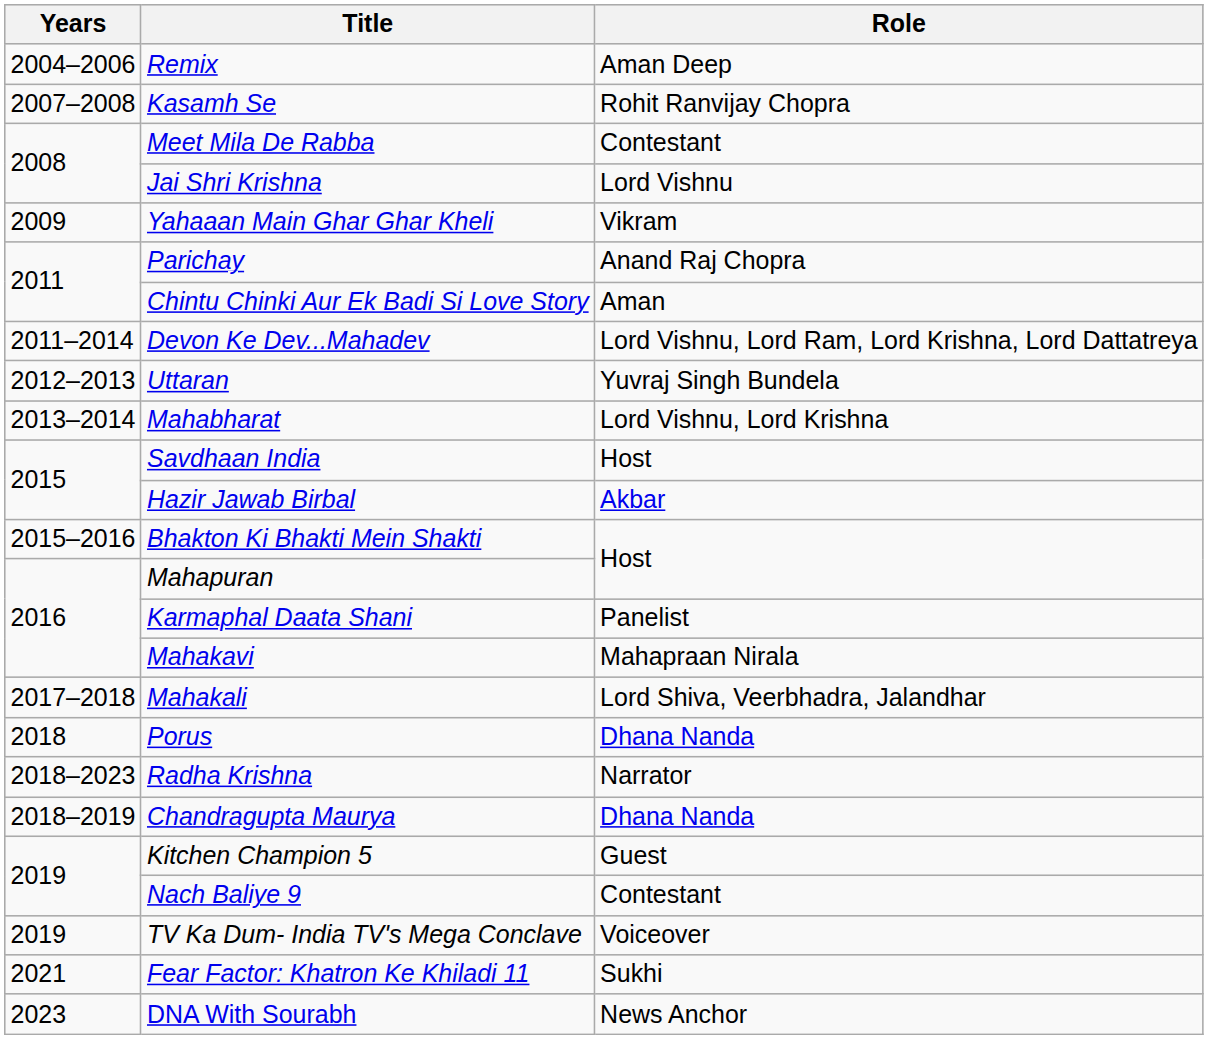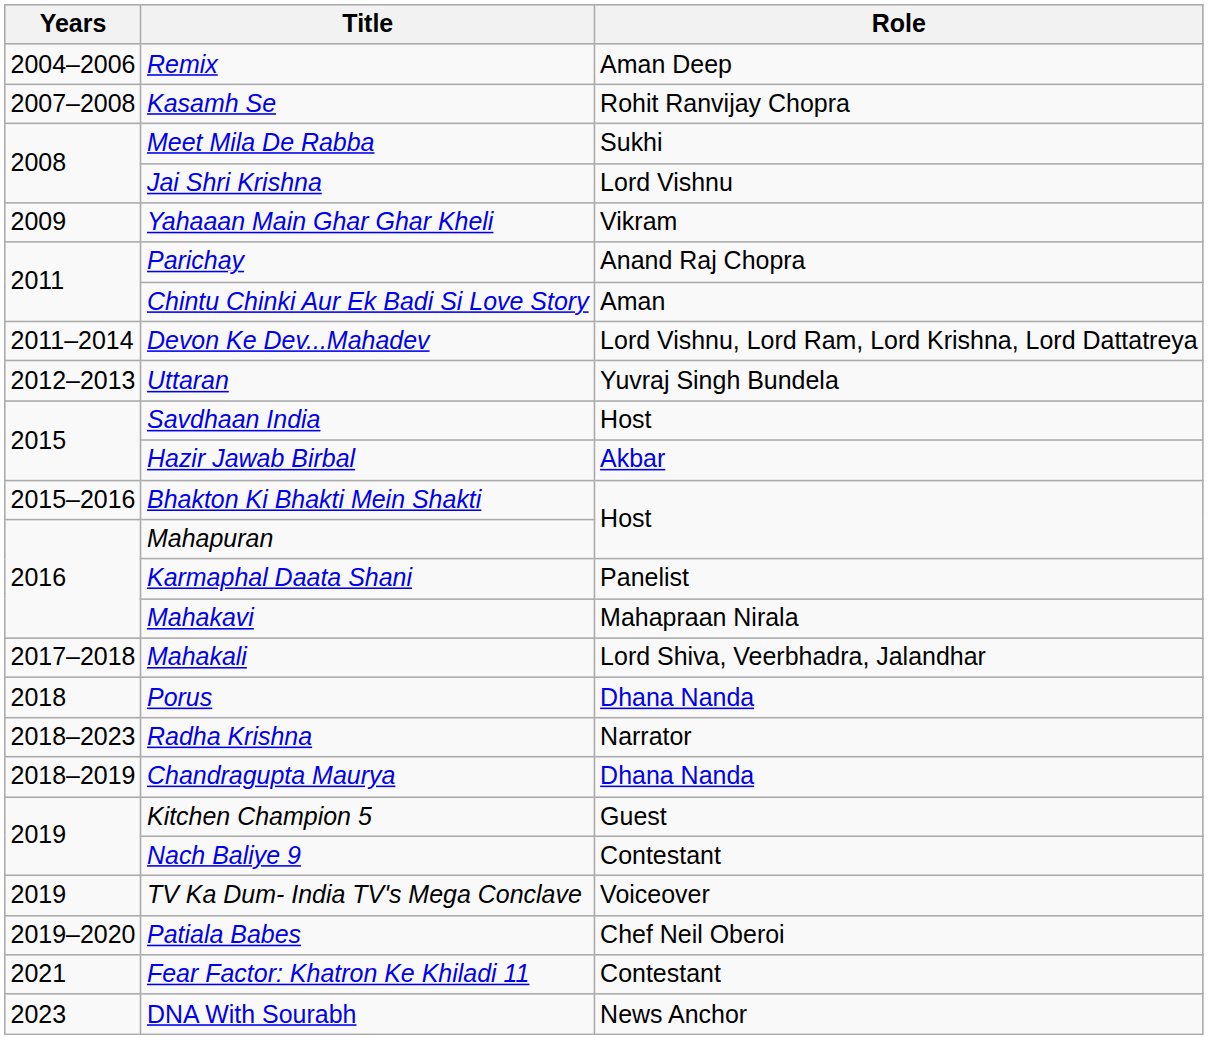(660, 143) Contestant -> (631, 143) Sukhi
- row: (214, 420)
+ row: (224, 934)
(631, 974) Sukhi -> (660, 974) Contestant
